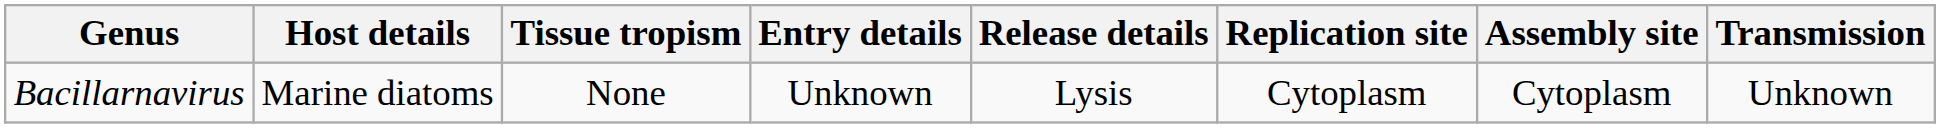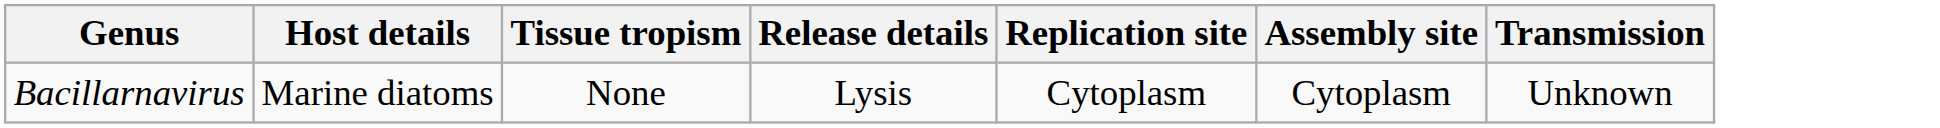- column: (860, 33)
